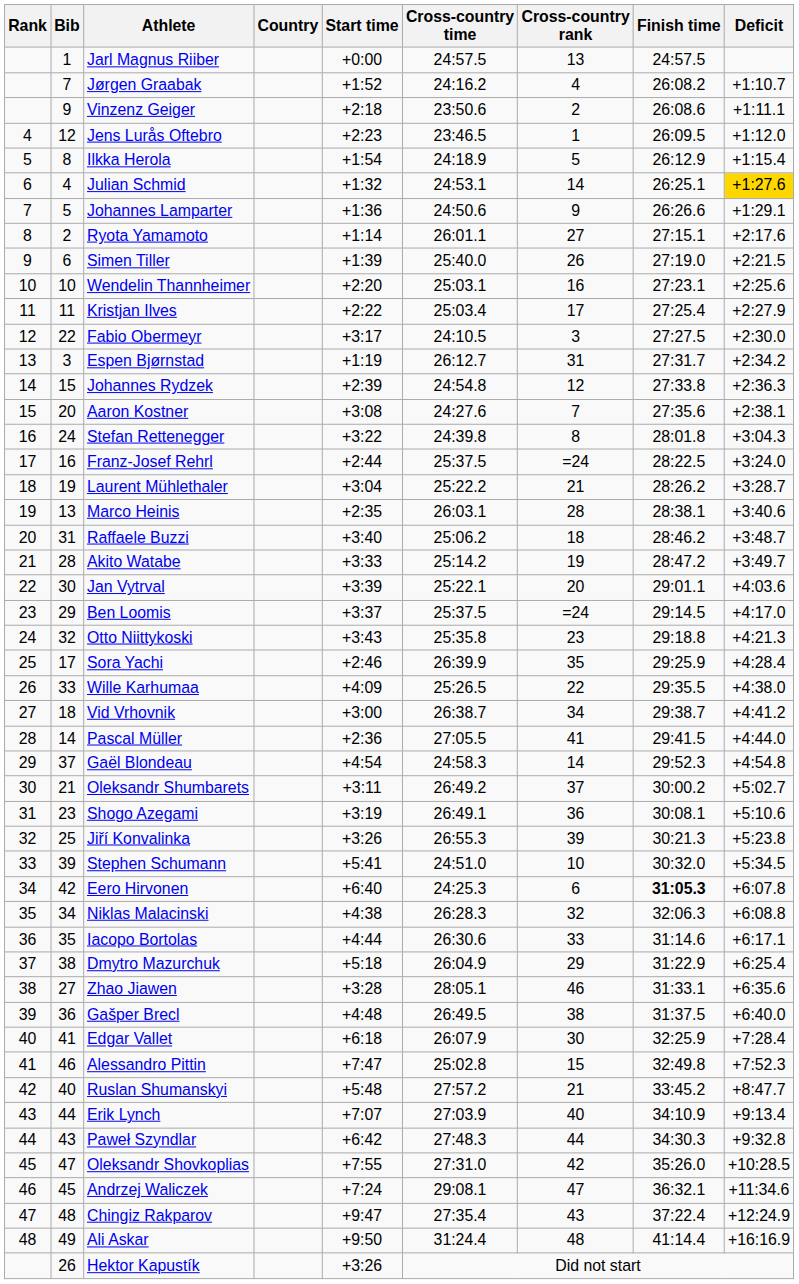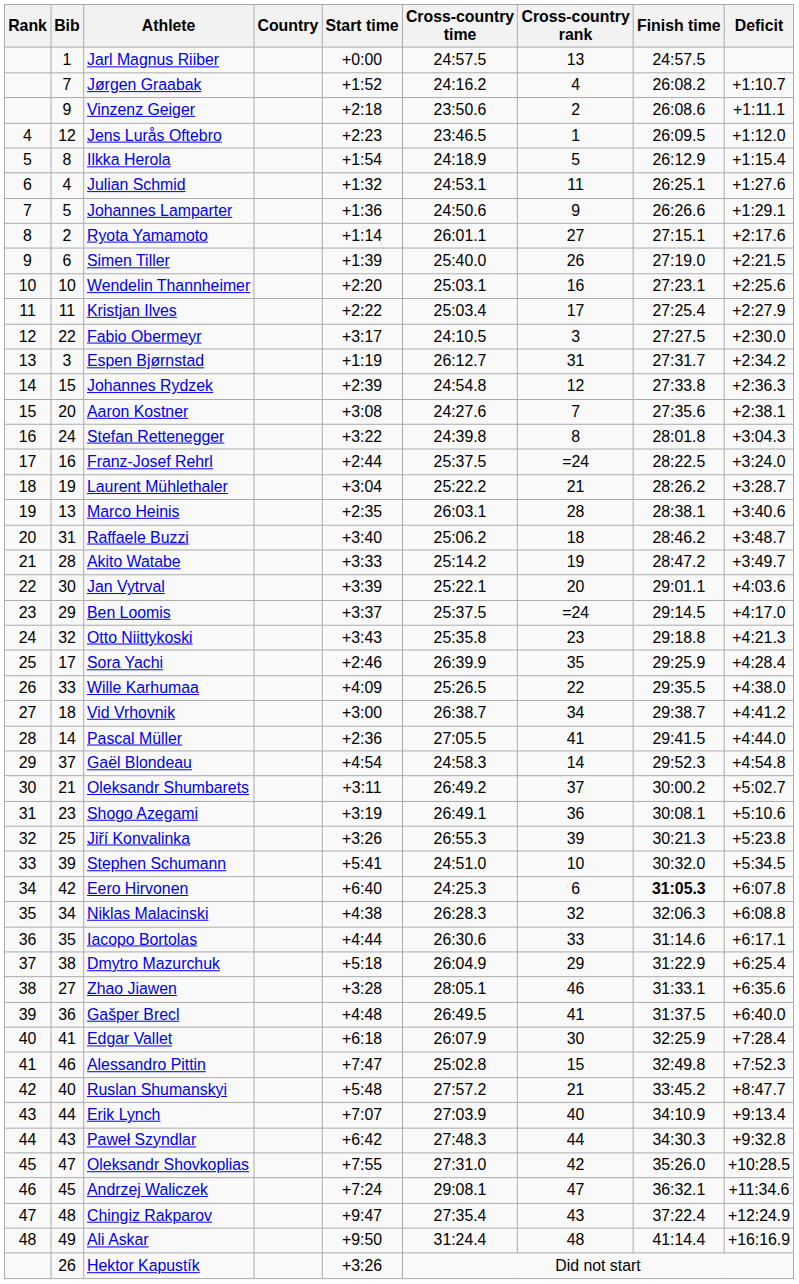(576, 185) 14 -> (576, 185) 11
(759, 185) gold background -> (759, 185) no background
(576, 1014) 38 -> (576, 1014) 41
